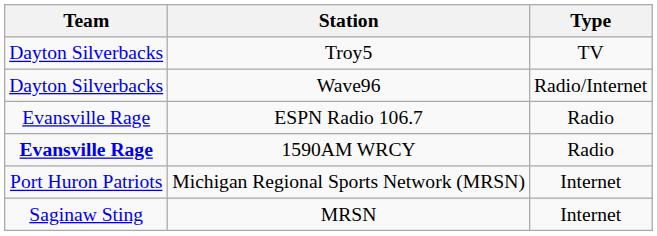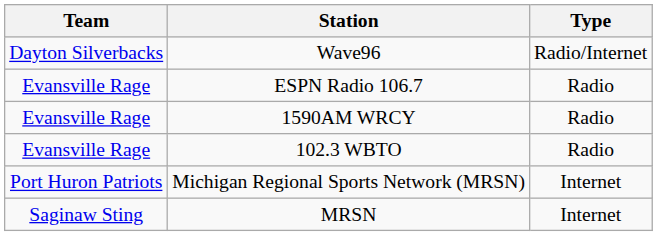- row: (349, 53)
(86, 150) bold -> (86, 117) normal
+ row: (349, 150)
